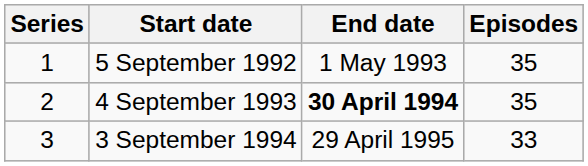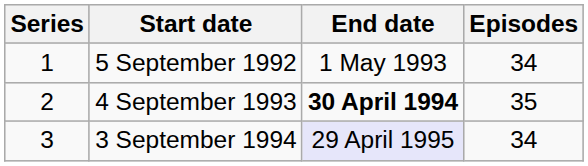(524, 62) 35 -> (524, 62) 34
(383, 140) no background -> (383, 140) lavender background
(524, 140) 33 -> (524, 140) 34
